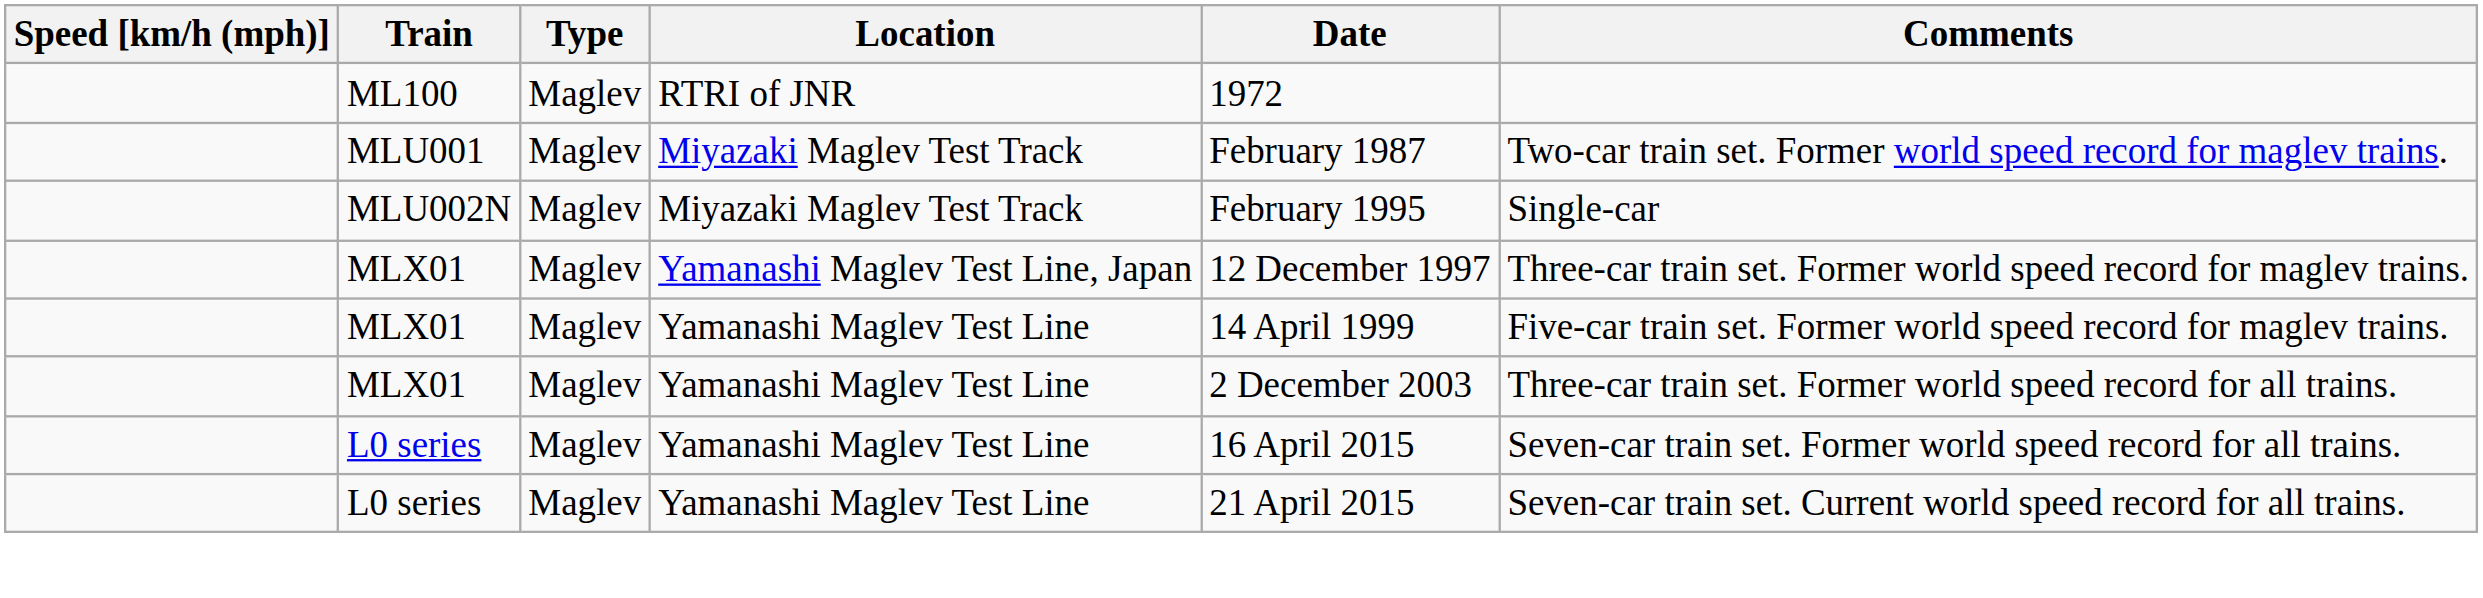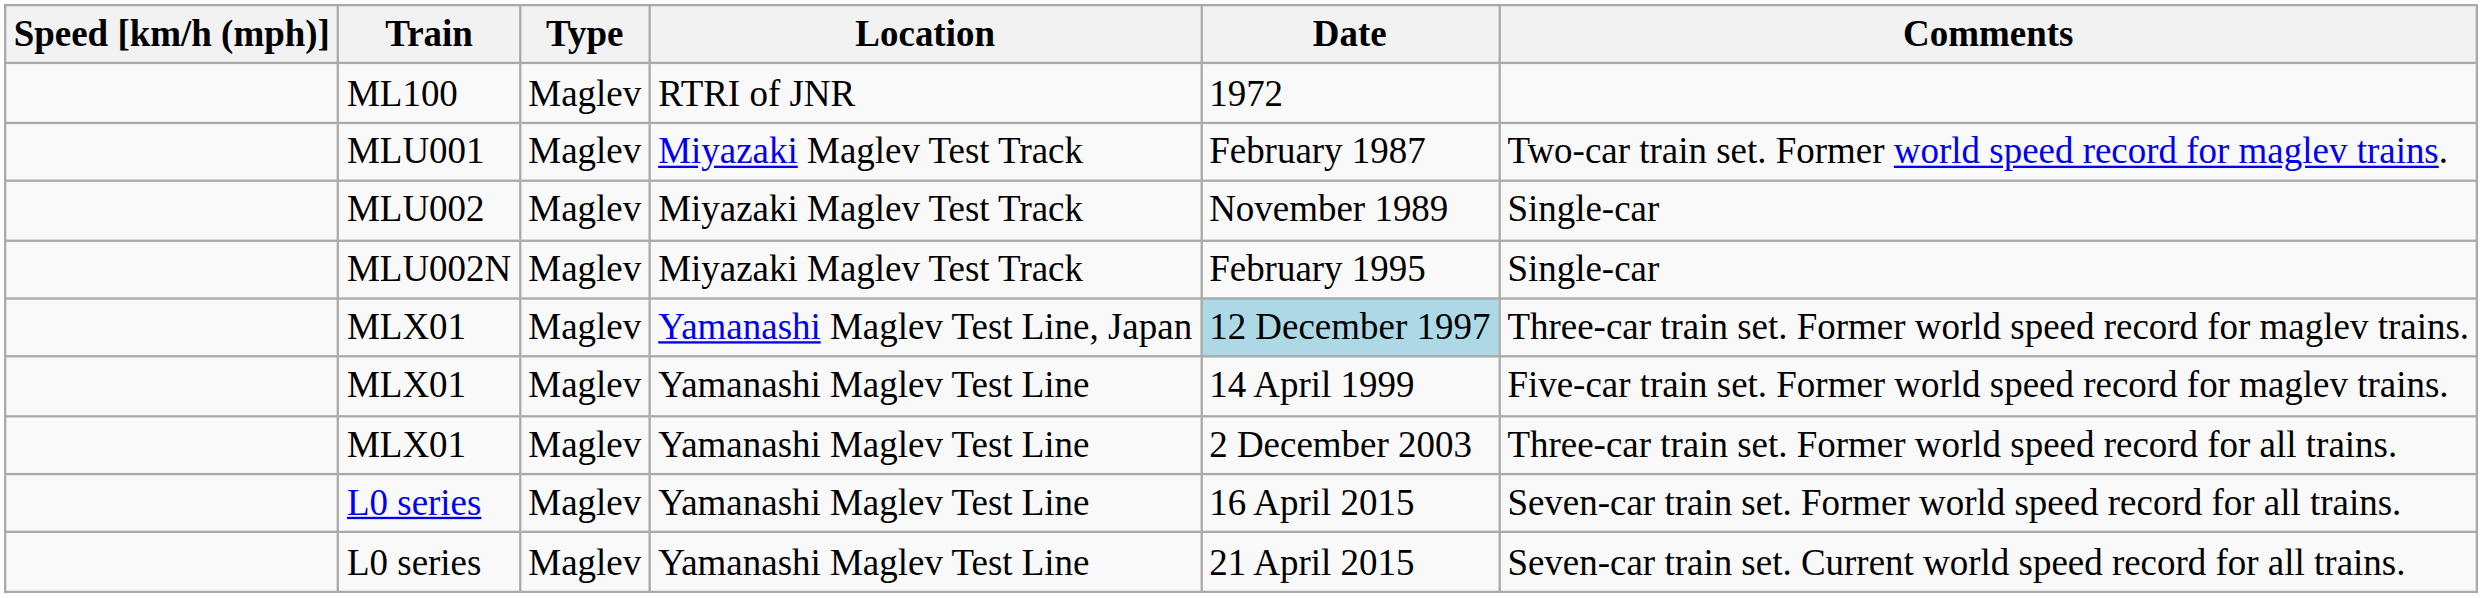+ row: (416, 209)
(1350, 268) no background -> (1350, 326) lightblue background
